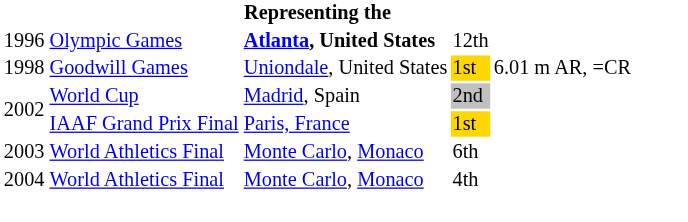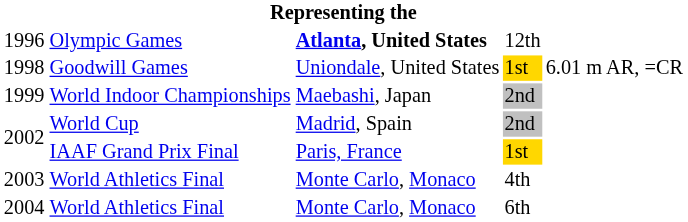+ row: (24, 95)
(466, 151) 6th -> (517, 179) 4th
(466, 179) 4th -> (517, 207) 6th
